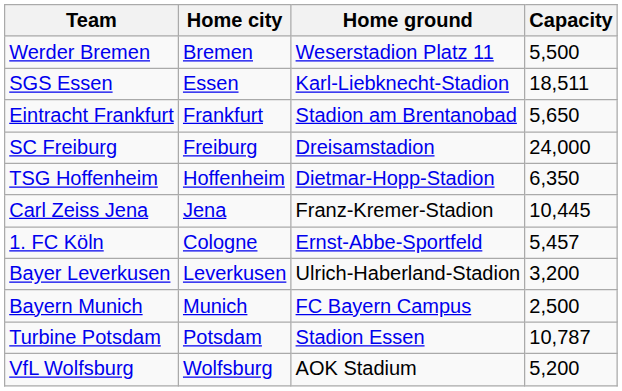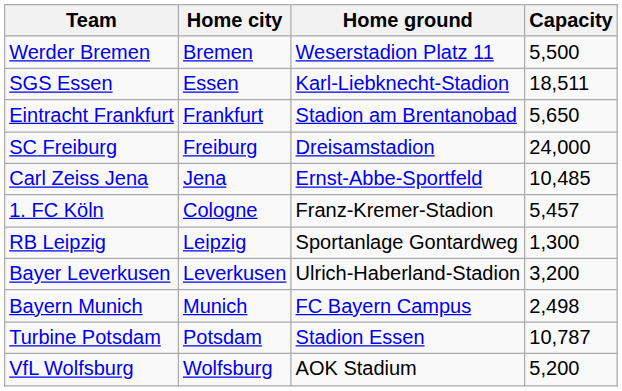- row: (84, 178)
(395, 210) Franz-Kremer-Stadion -> (389, 178) Ernst-Abbe-Sportfeld
(560, 210) 10,445 -> (560, 178) 10,485
(389, 242) Ernst-Abbe-Sportfeld -> (395, 210) Franz-Kremer-Stadion
+ row: (58, 242)
(554, 305) 2,500 -> (554, 305) 2,498
